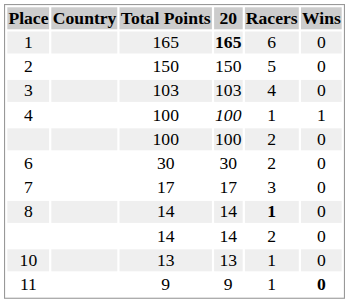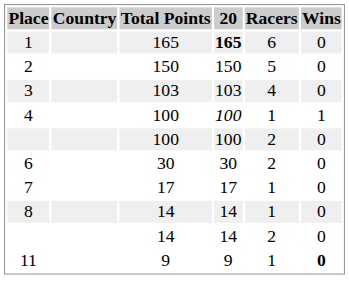(272, 187) 3 -> (272, 187) 1
(272, 211) bold -> (272, 211) normal
- row: (28, 260)
